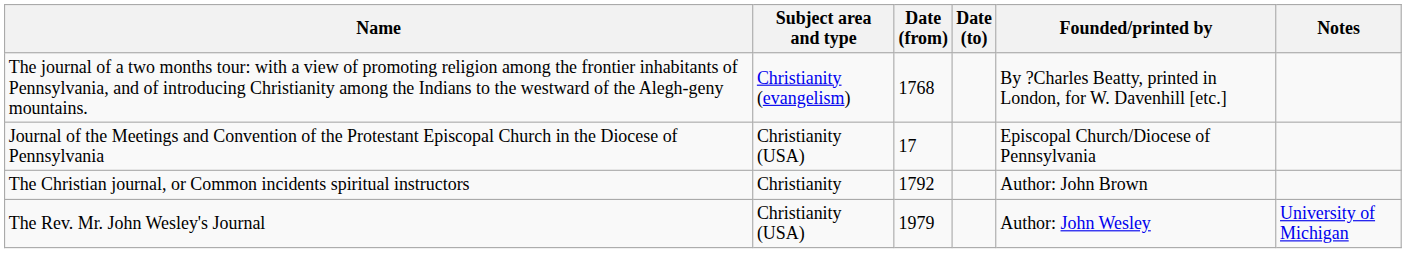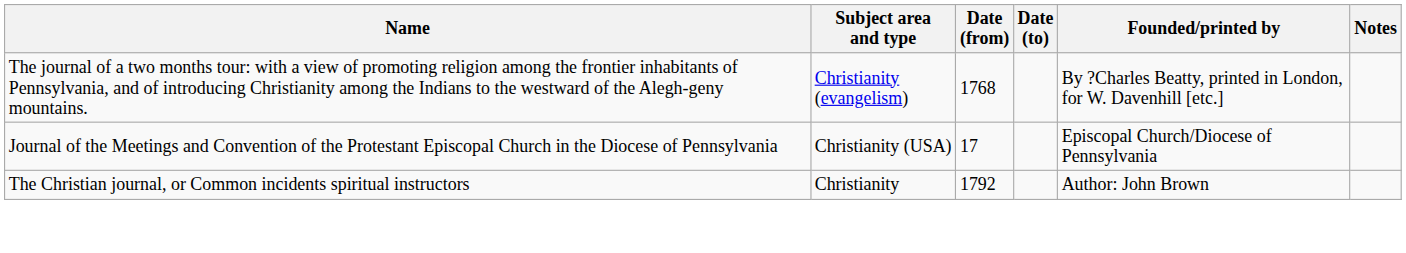- row: (137, 223)
